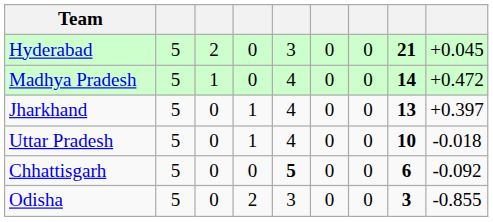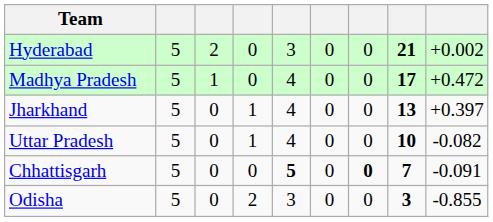(457, 49) +0.045 -> (457, 49) +0.002
(407, 79) 14 -> (407, 79) 17
(457, 140) -0.018 -> (457, 140) -0.082
(368, 170) normal -> (368, 170) bold
(407, 170) 6 -> (407, 170) 7
(457, 170) -0.092 -> (457, 170) -0.091
